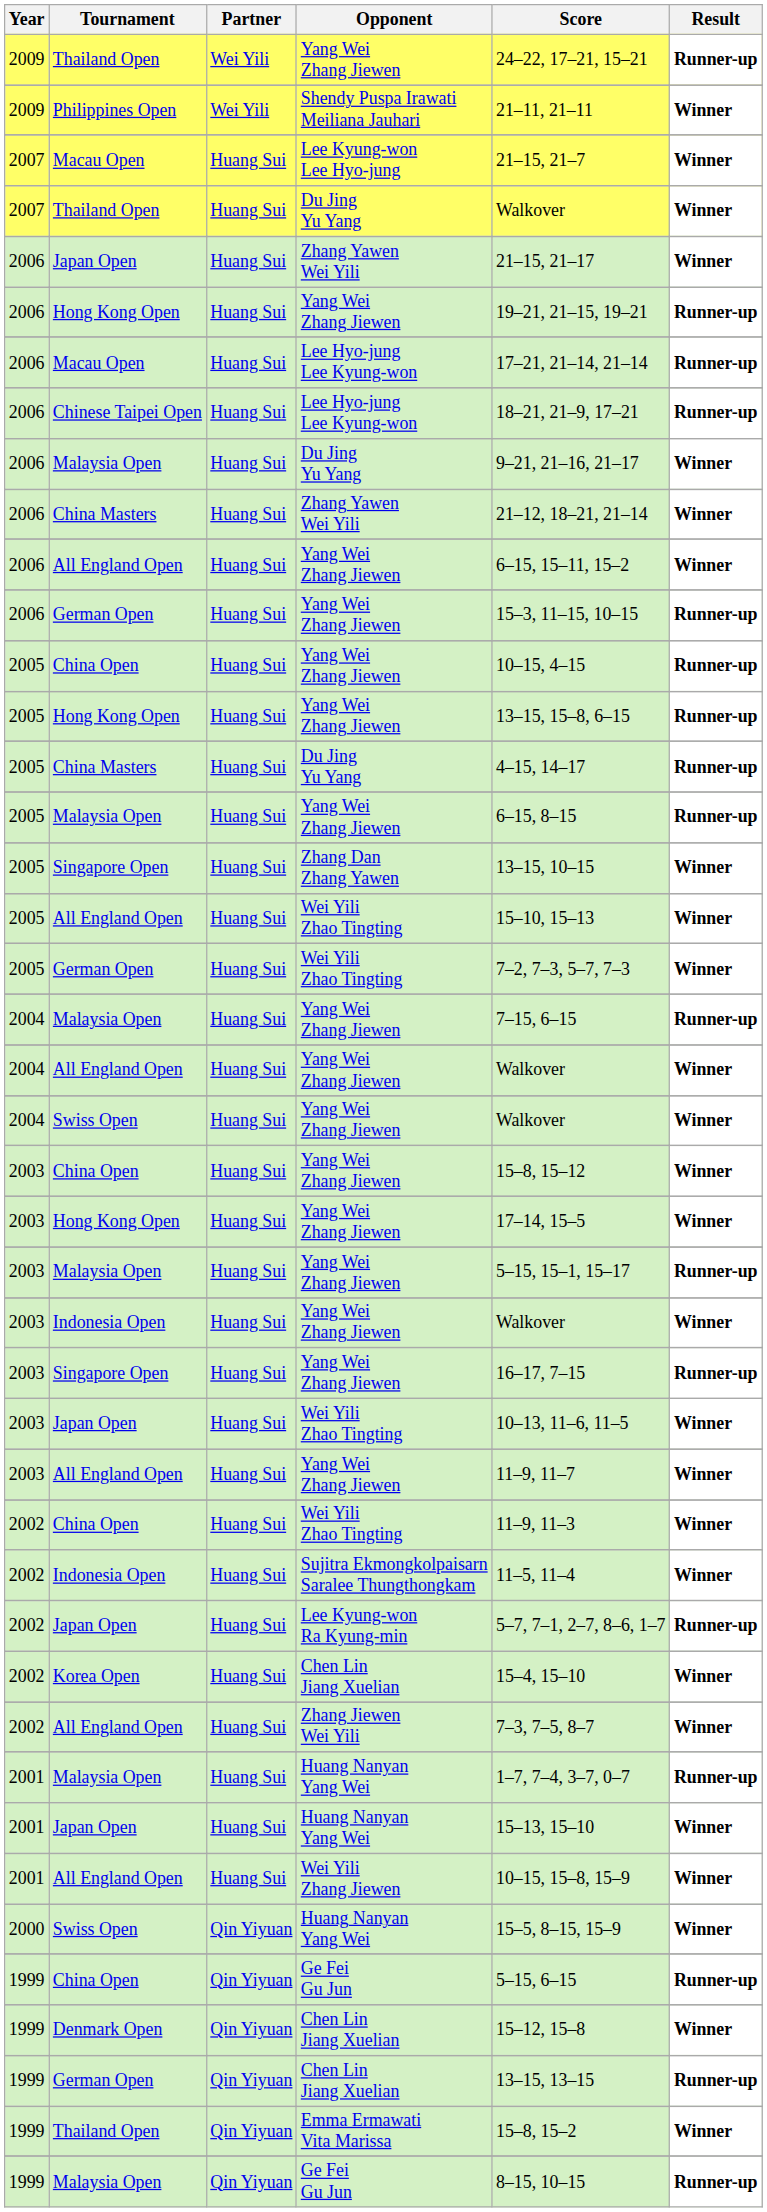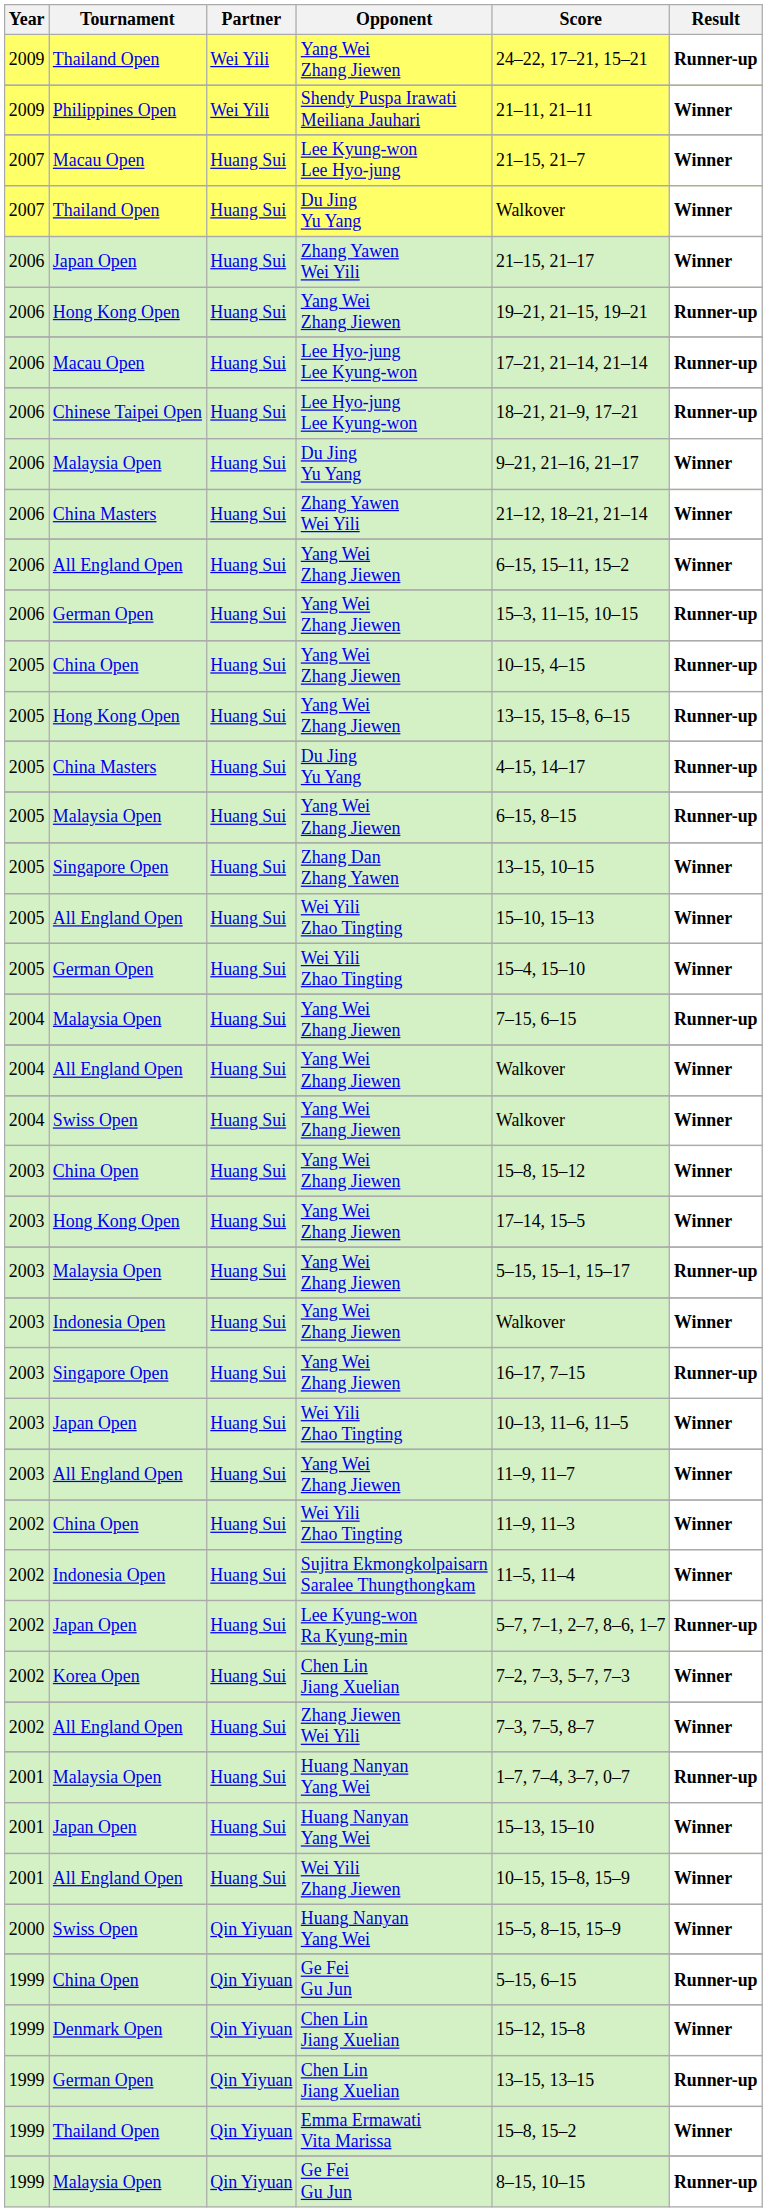(563, 969) 7–2, 7–3, 5–7, 7–3 -> (541, 969) 15–4, 15–10
(541, 1676) 15–4, 15–10 -> (563, 1676) 7–2, 7–3, 5–7, 7–3
